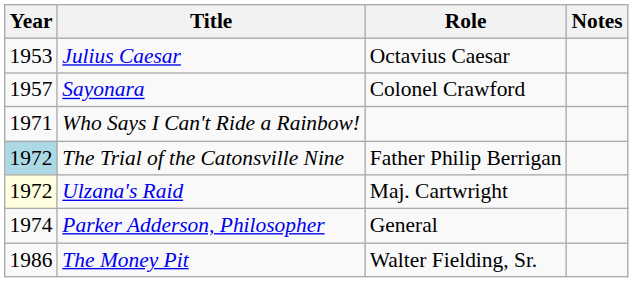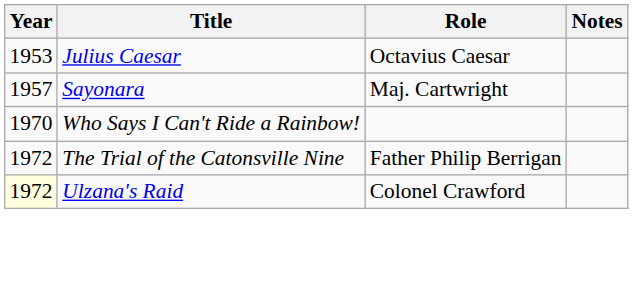(448, 89) Colonel Crawford -> (439, 89) Maj. Cartwright
(31, 123) 1971 -> (31, 123) 1970
(31, 157) lightblue background -> (31, 157) no background
(439, 191) Maj. Cartwright -> (448, 191) Colonel Crawford
- row: (193, 225)
- row: (125, 259)
